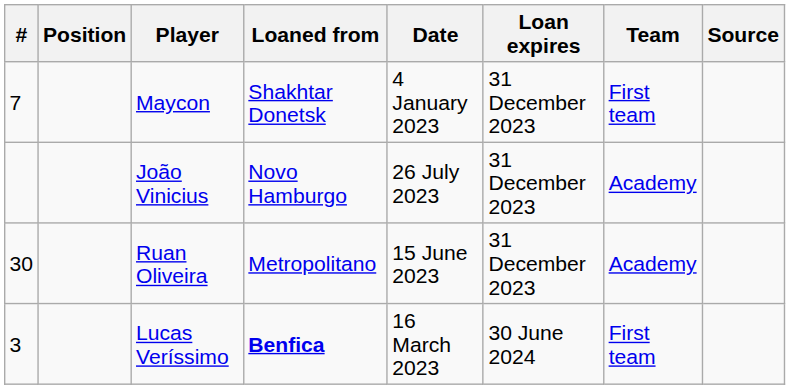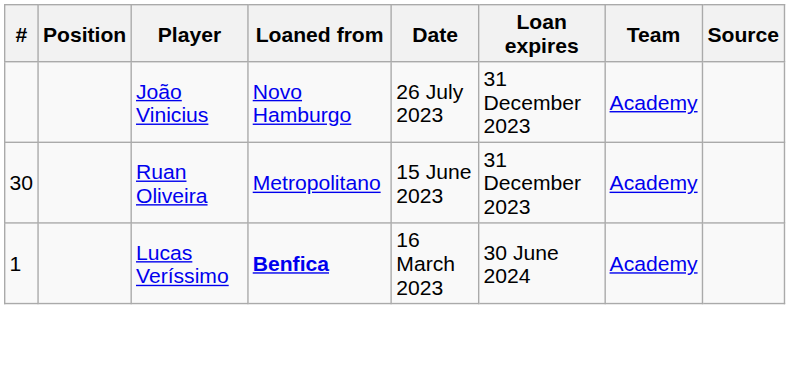- row: (173, 102)
(15, 344) 3 -> (15, 264) 1
(632, 344) First team -> (654, 264) Academy
